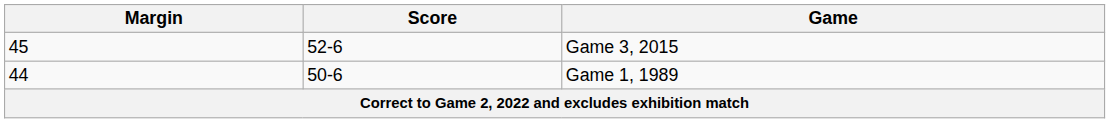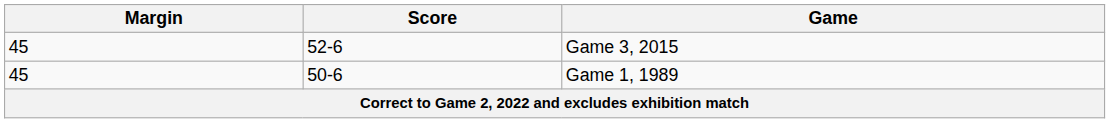(19, 74) 44 -> (19, 74) 45
